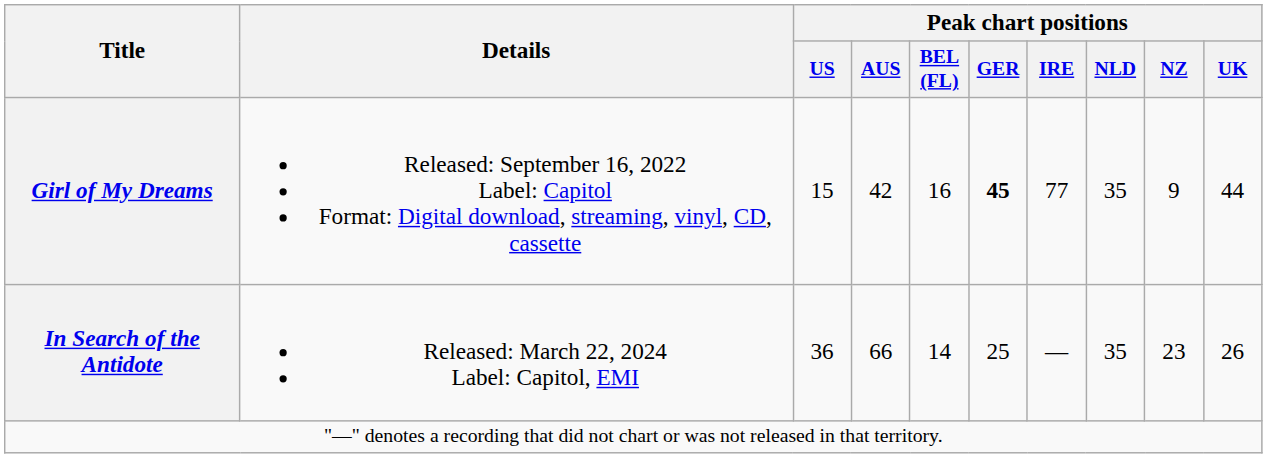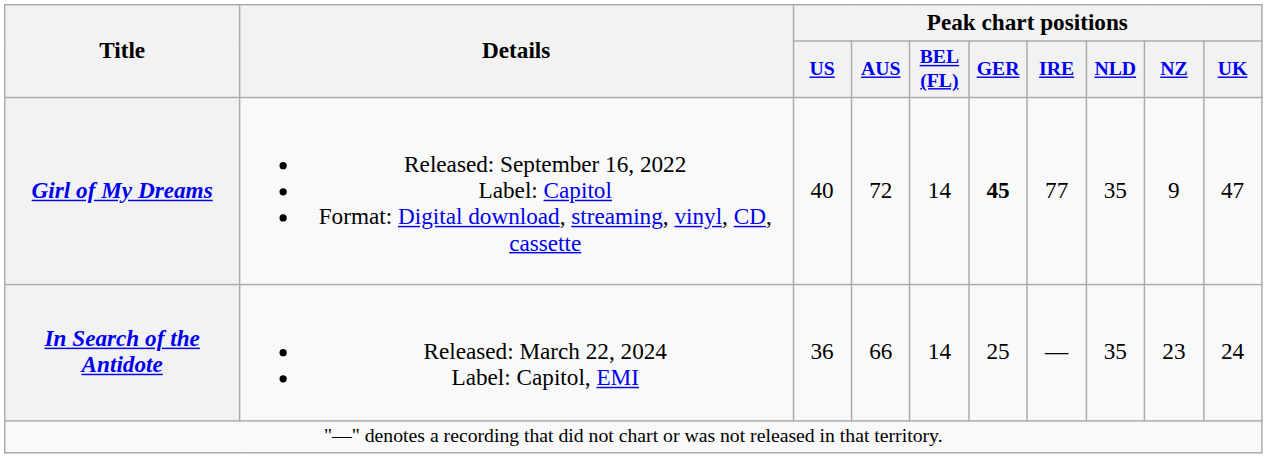(822, 190) 15 -> (822, 190) 40
(881, 190) 42 -> (881, 190) 72
(939, 190) 16 -> (939, 190) 14
(1233, 190) 44 -> (1233, 190) 47
(1233, 352) 26 -> (1233, 352) 24
